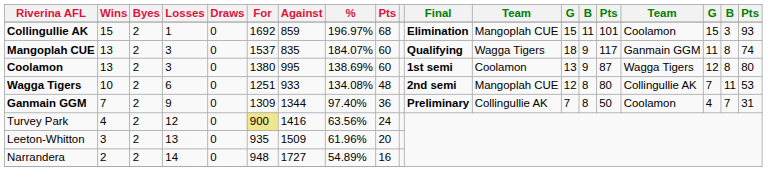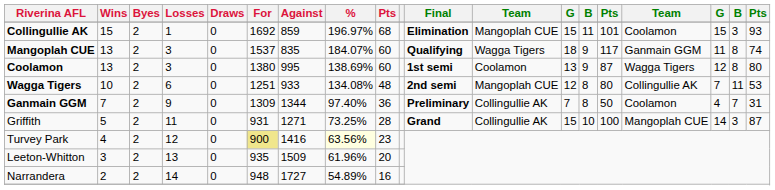+ row: (24, 121)
(347, 121) no background -> (347, 139) lightyellow background
(385, 121) 24 -> (385, 139) 23
